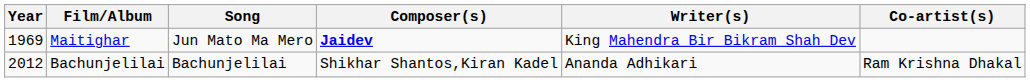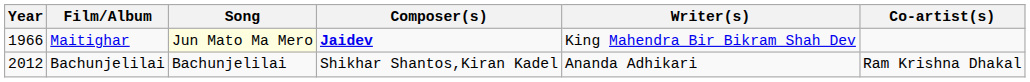(26, 40) 1969 -> (26, 40) 1966
(242, 40) no background -> (242, 40) lightyellow background
